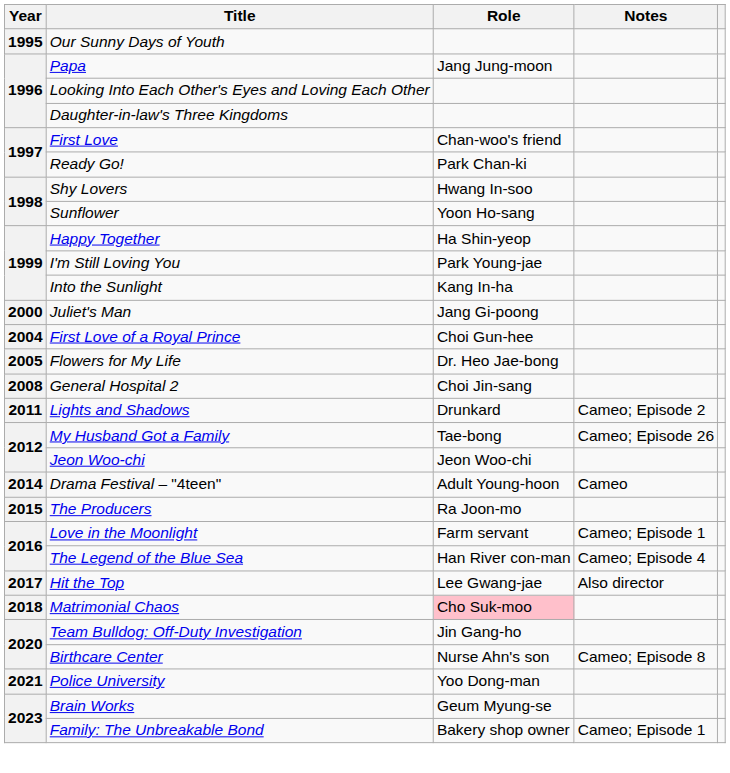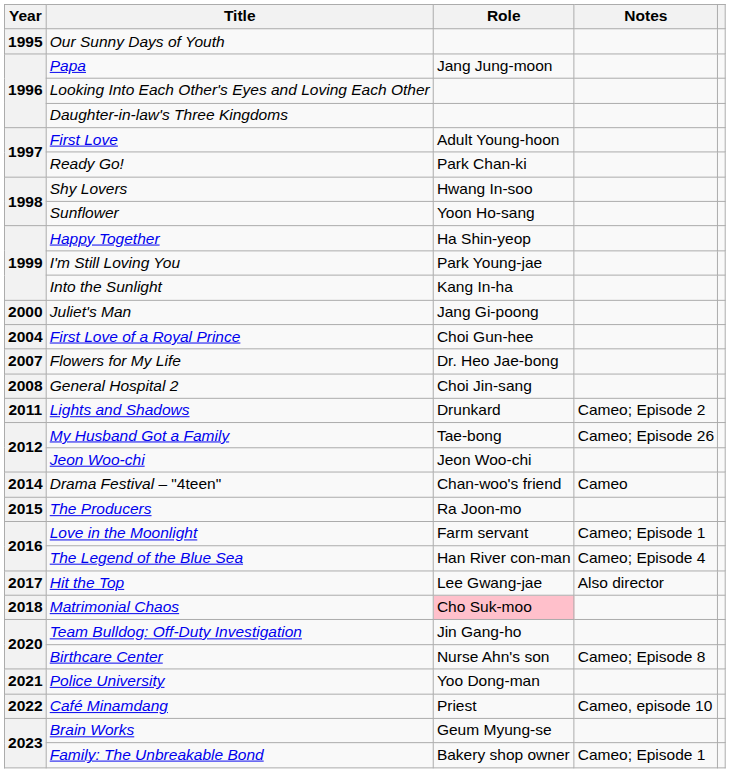(499, 139) Chan-woo's friend -> (498, 139) Adult Young-hoon
(25, 361) 2005 -> (25, 361) 2007
(498, 484) Adult Young-hoon -> (499, 484) Chan-woo's friend
+ row: (109, 705)
